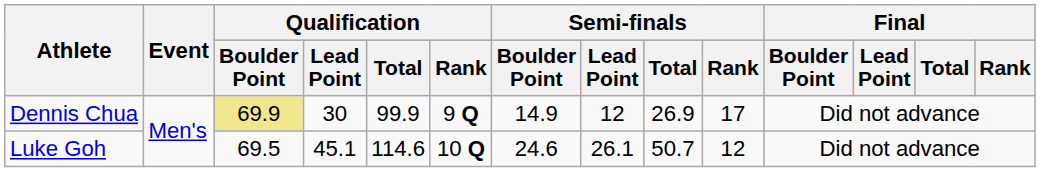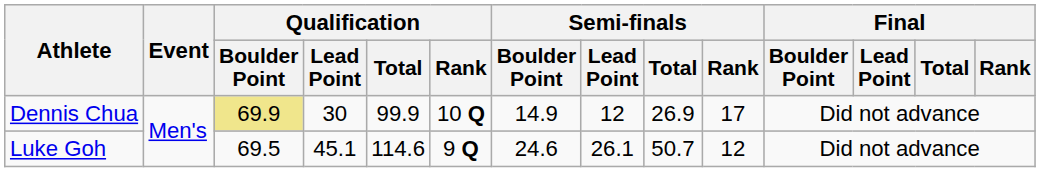(461, 114) 9 Q -> (461, 114) 10 Q
(461, 149) 10 Q -> (461, 149) 9 Q
